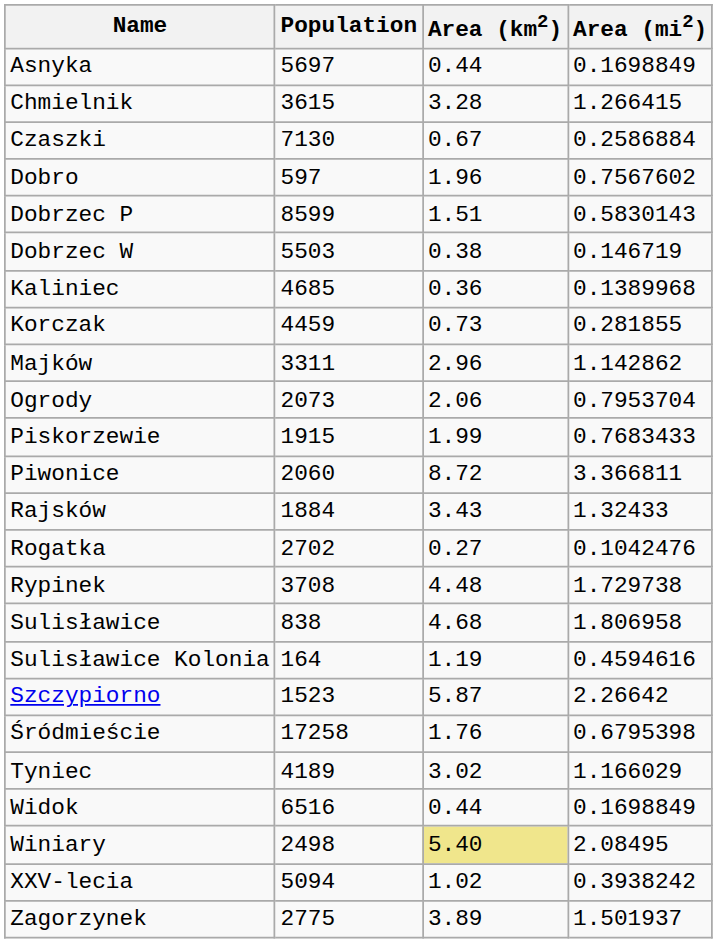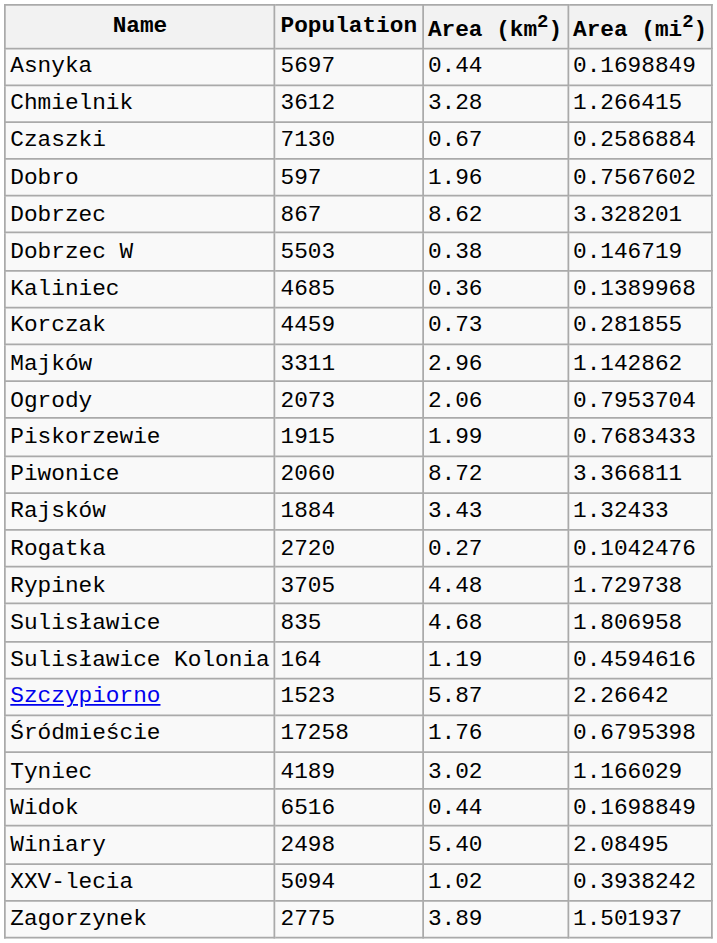(308, 103) 3615 -> (308, 103) 3612
+ row: (58, 215)
- row: (72, 215)
(308, 548) 2702 -> (308, 548) 2720
(308, 585) 3708 -> (308, 585) 3705
(301, 622) 838 -> (301, 622) 835
(455, 845) khaki background -> (455, 845) no background
